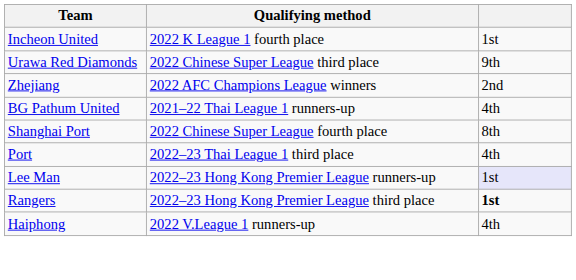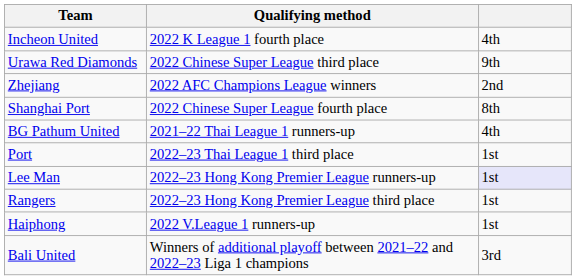(490, 39) 1st -> (491, 39) 4th
rows swapped: (49, 131) <-> (64, 108)
(491, 154) 4th -> (490, 154) 1st
(490, 200) bold -> (490, 200) normal
(491, 223) 4th -> (490, 223) 1st
+ row: (42, 255)
